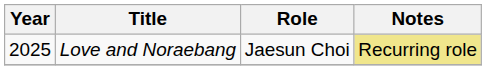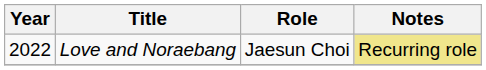(30, 49) 2025 -> (30, 49) 2022
